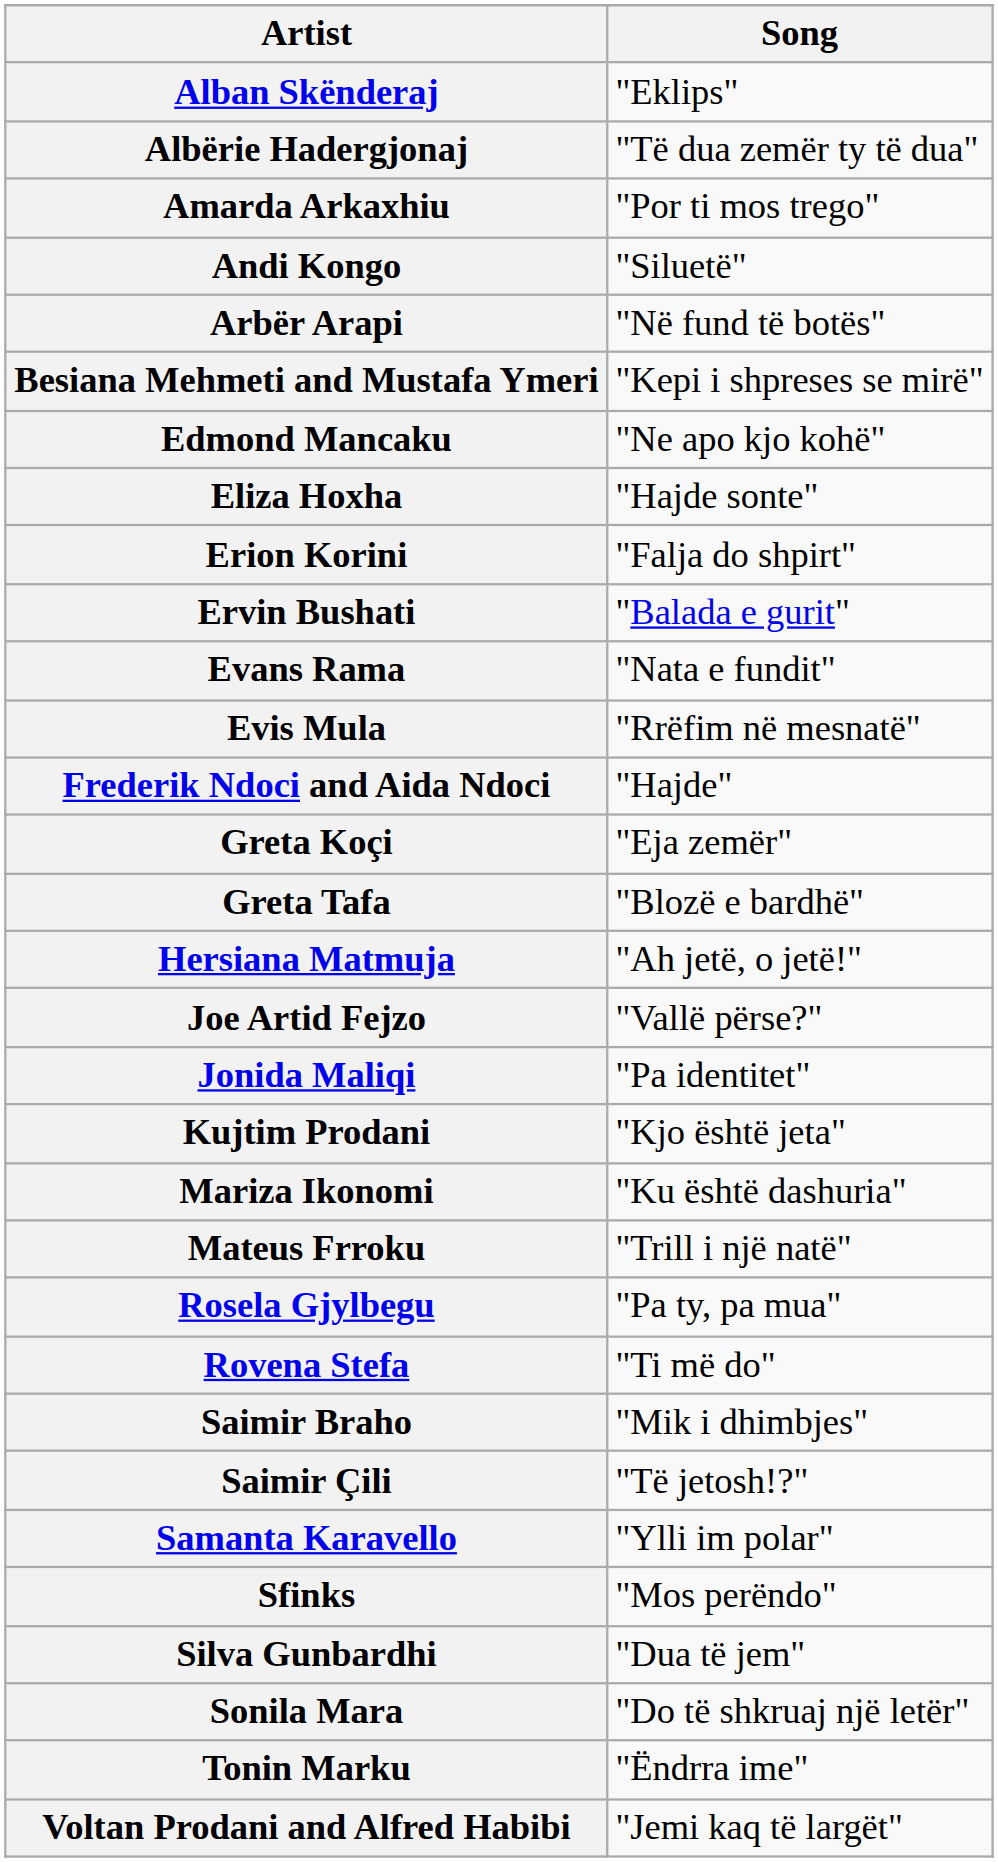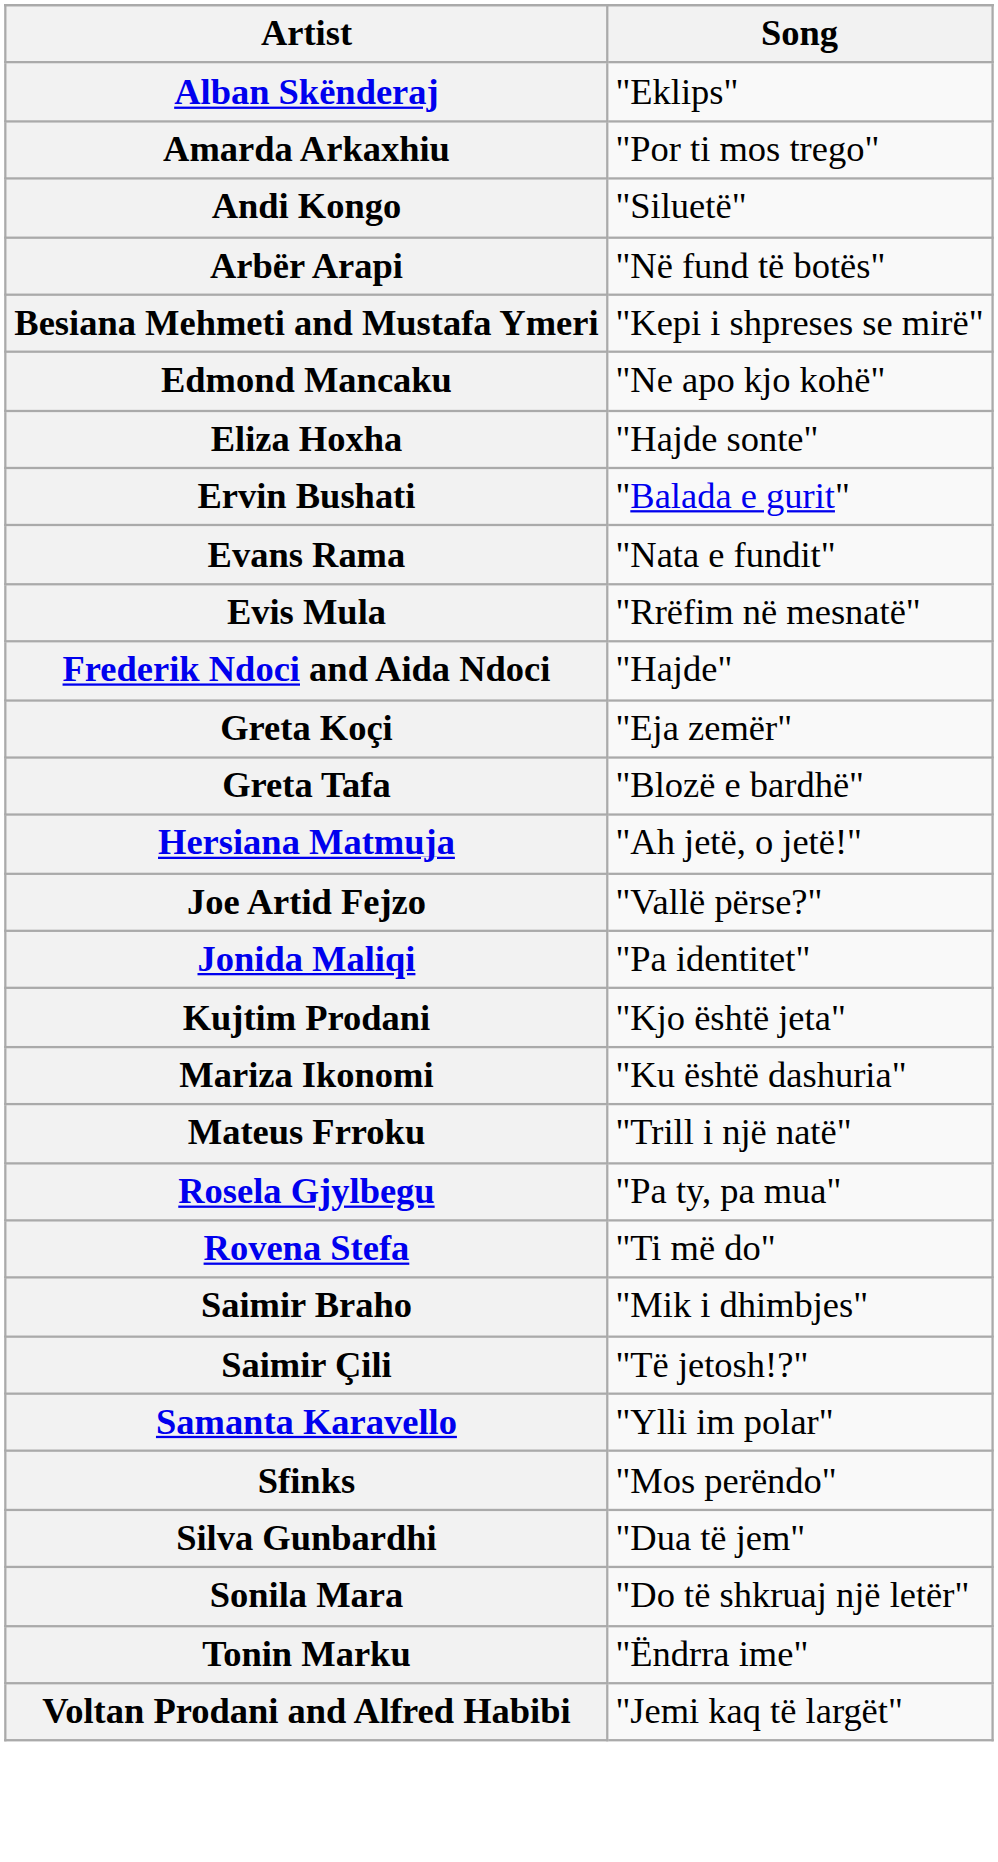- row: (306, 149)
- row: (306, 554)
